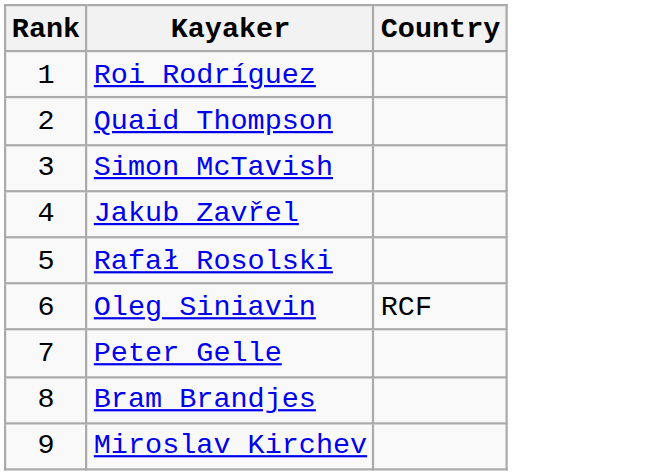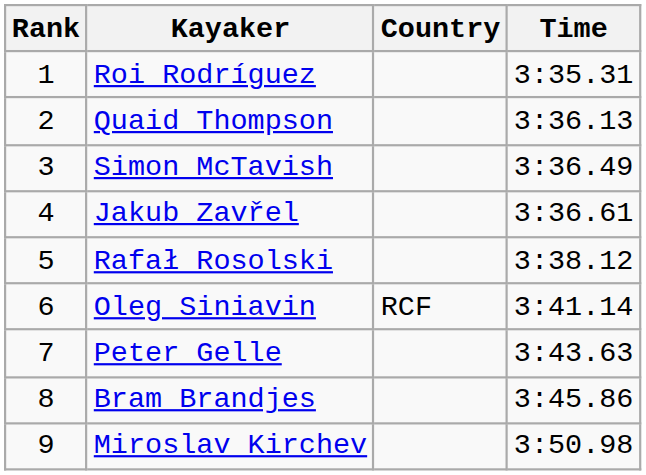+ column: (574, 28)
